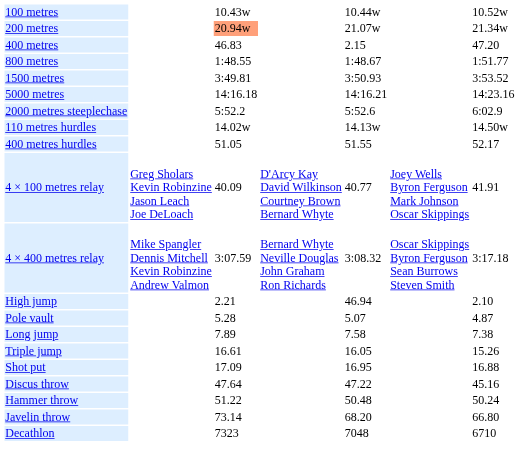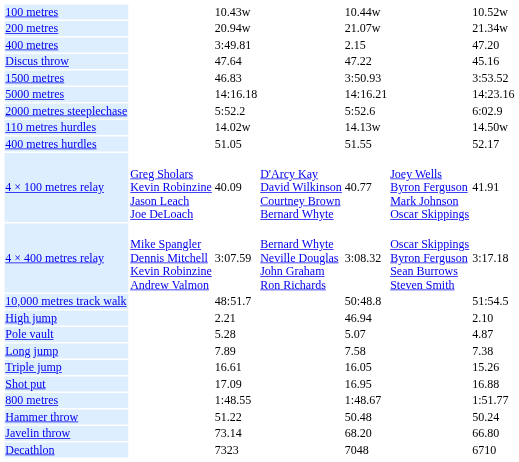(233, 28) lightsalmon background -> (233, 28) no background
(228, 45) 46.83 -> (233, 45) 3:49.81
rows swapped: (32, 61) <-> (37, 384)
(233, 78) 3:49.81 -> (228, 78) 46.83
+ row: (66, 301)
